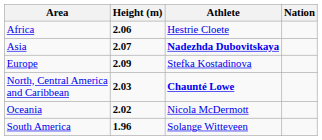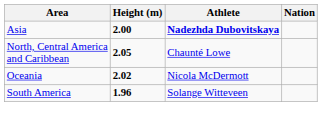- row: (20, 30)
(122, 47) 2.07 -> (122, 30) 2.00
- row: (22, 64)
(122, 87) 2.03 -> (122, 53) 2.05
(201, 87) bold -> (199, 53) normal
